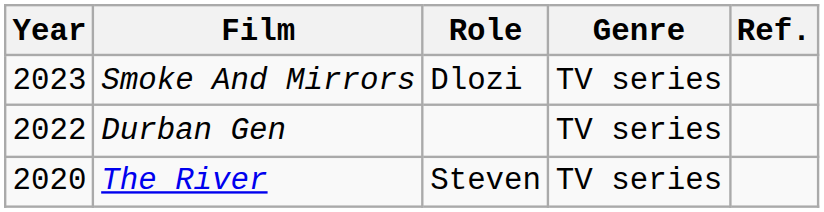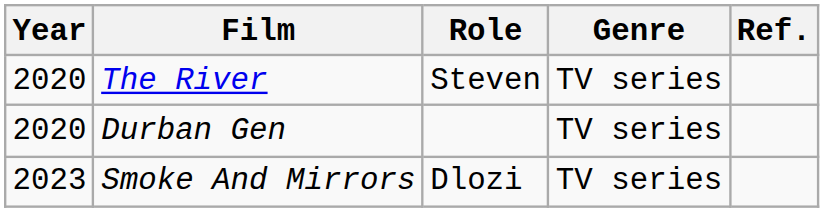rows swapped: (184, 181) <-> (258, 81)
(50, 131) 2022 -> (50, 131) 2020
